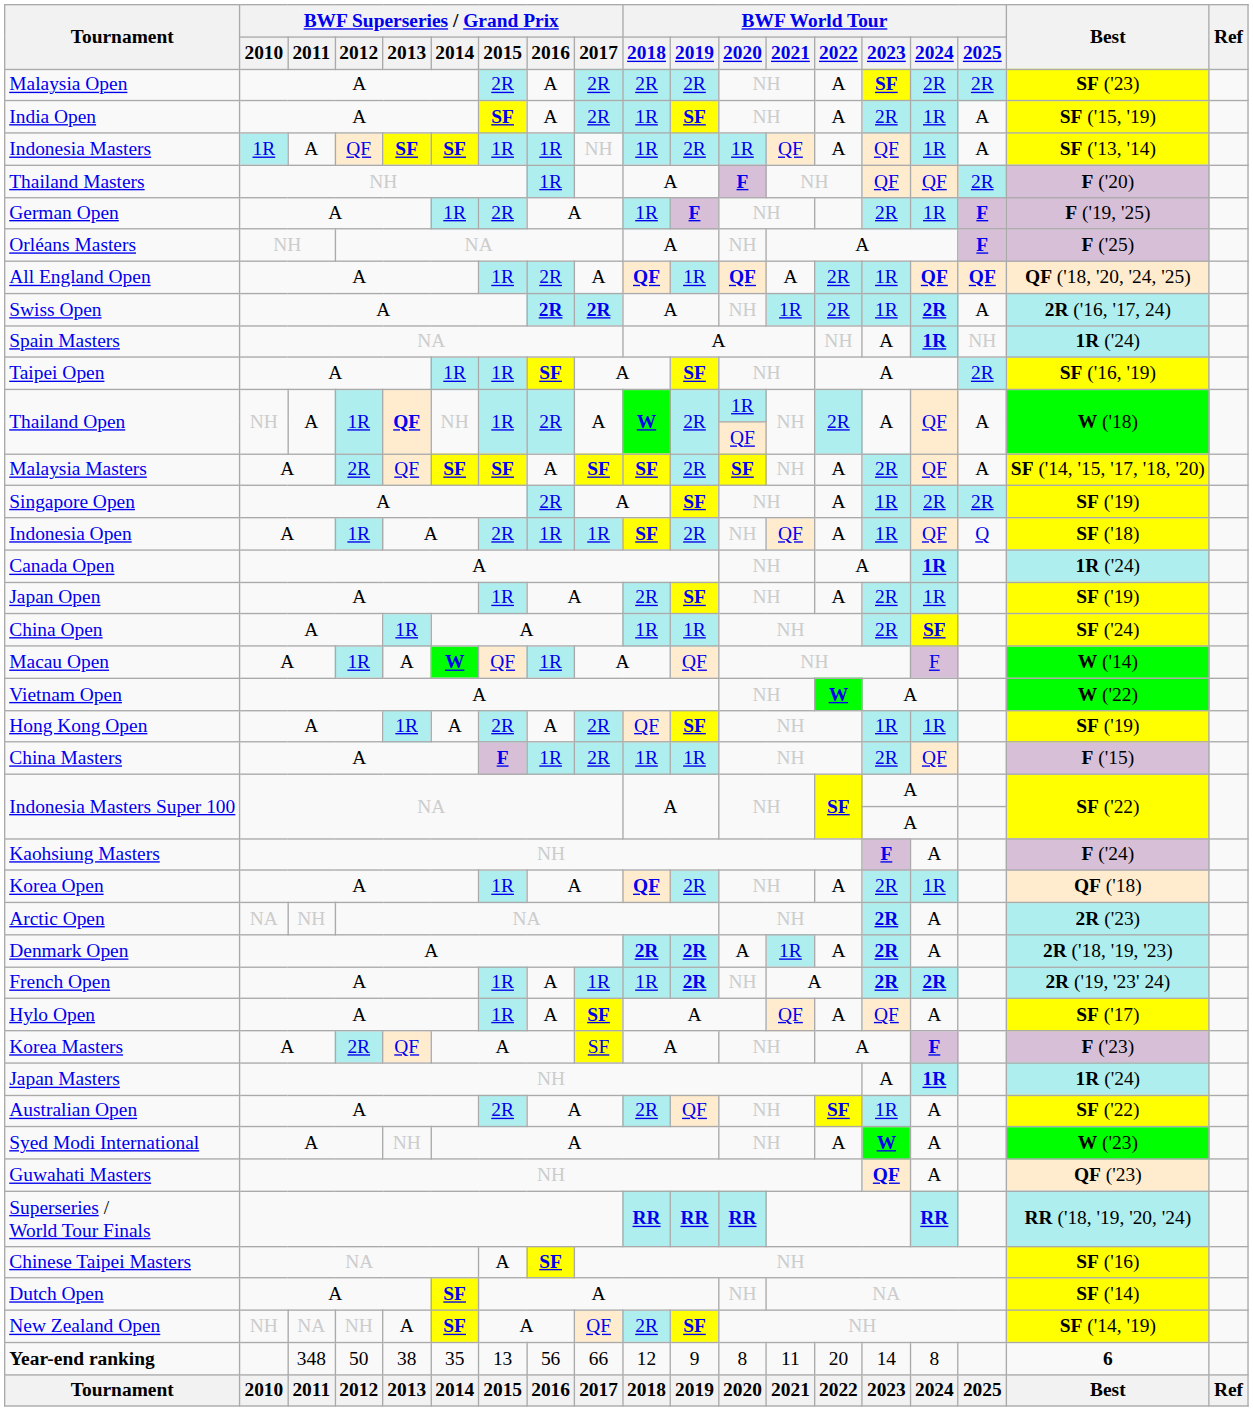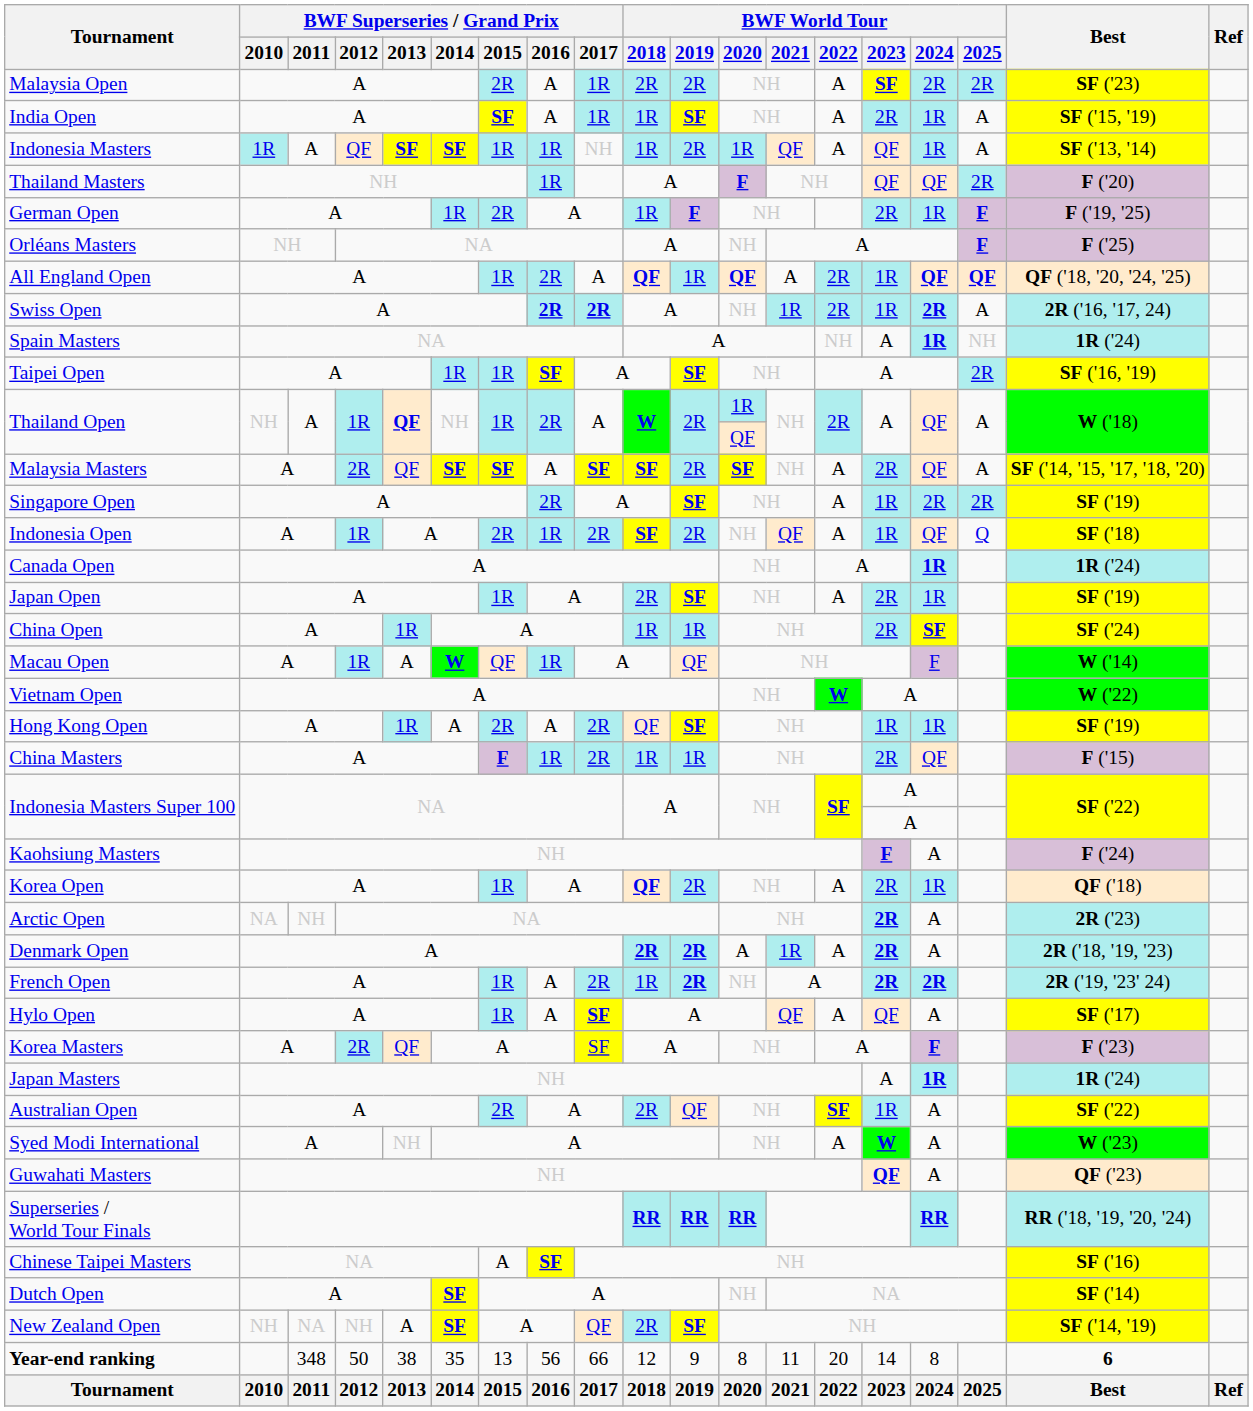(599, 85) 2R -> (599, 85) 1R
(599, 117) 2R -> (599, 117) 1R
(599, 533) 1R -> (599, 533) 2R
(599, 982) 1R -> (599, 982) 2R
